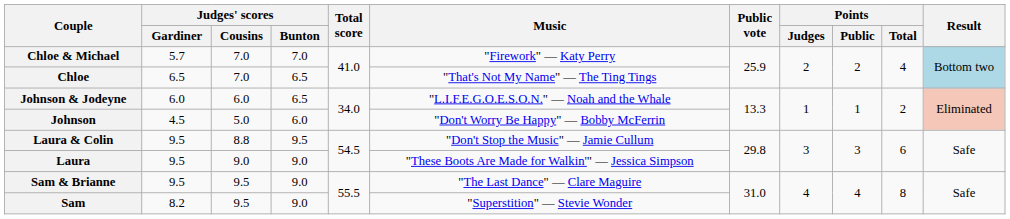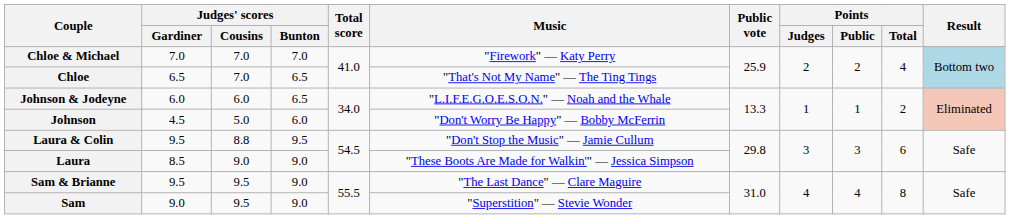(177, 57) 5.7 -> (177, 57) 7.0
(177, 161) 9.5 -> (177, 161) 8.5
(177, 203) 8.2 -> (177, 203) 9.0
